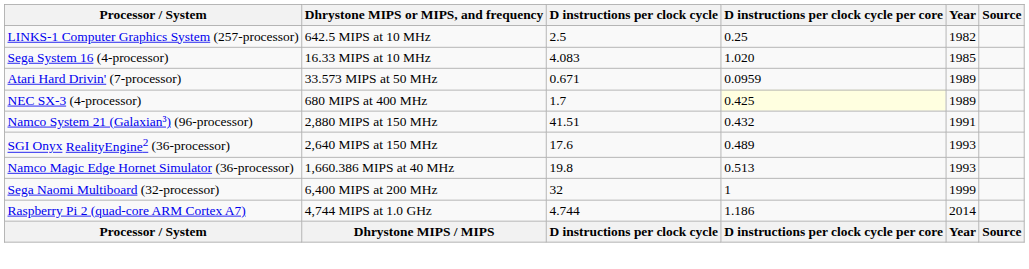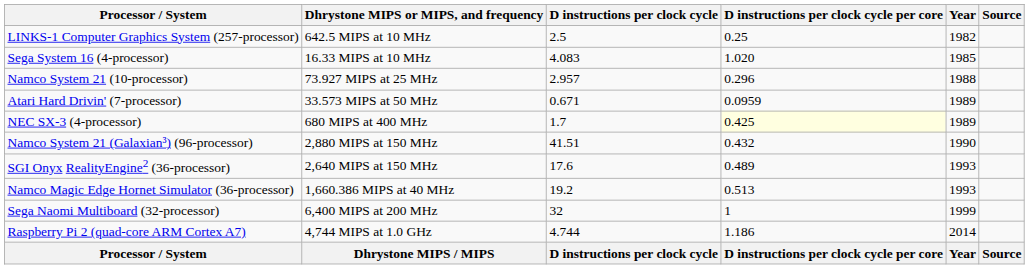+ row: (98, 79)
(963, 121) 1991 -> (963, 143) 1990
(561, 167) 19.8 -> (561, 189) 19.2
